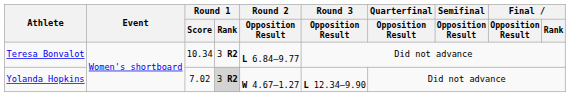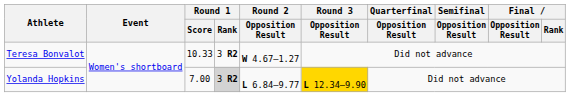(200, 54) 10.34 -> (200, 54) 10.33
(271, 59) L 6.84–9.77 -> (271, 59) W 4.67–1.27
(200, 79) 7.02 -> (200, 79) 7.00
(271, 84) W 4.67–1.27 -> (271, 84) L 6.84–9.77
(335, 84) no background -> (335, 84) gold background
